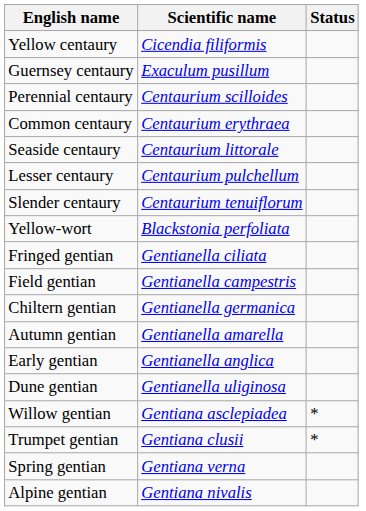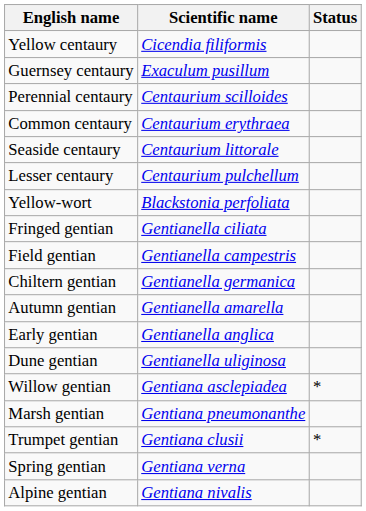- row: (64, 202)
+ row: (56, 413)
